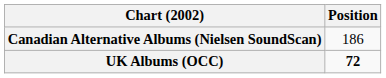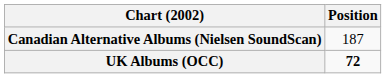(353, 38) 186 -> (353, 38) 187
